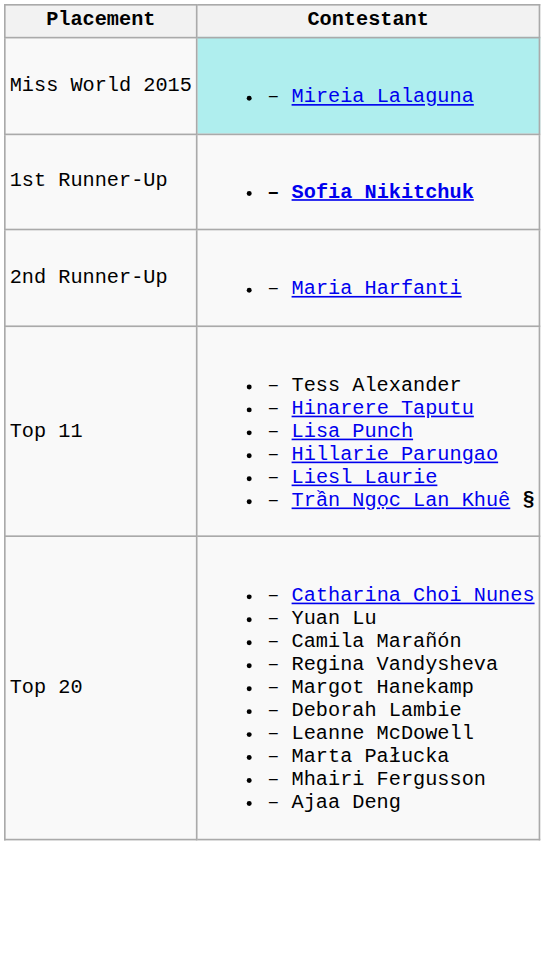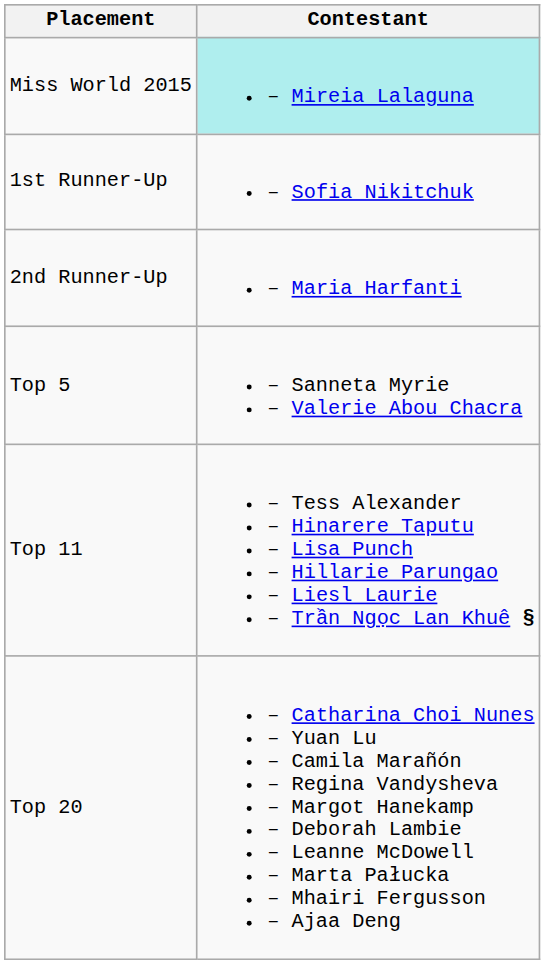(368, 194) bold -> (368, 194) normal
+ row: (40, 386)
